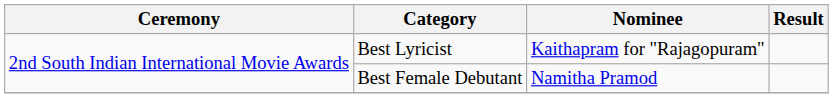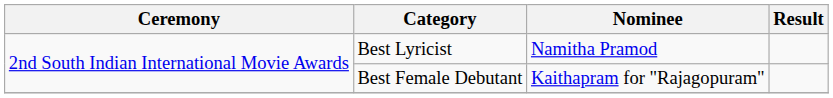(648, 48) Kaithapram for "Rajagopuram" -> (594, 48) Namitha Pramod
(594, 78) Namitha Pramod -> (648, 78) Kaithapram for "Rajagopuram"
